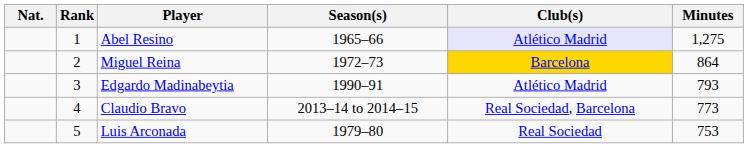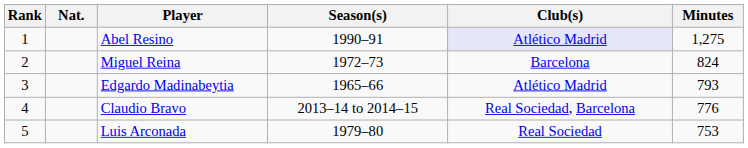columns swapped: (77, 16) <-> (31, 16)
(358, 39) 1965–66 -> (358, 39) 1990–91
(560, 62) gold background -> (560, 62) no background
(708, 62) 864 -> (708, 62) 824
(358, 85) 1990–91 -> (358, 85) 1965–66
(708, 108) 773 -> (708, 108) 776
